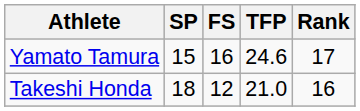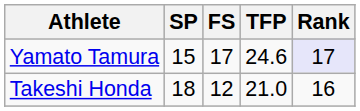(222, 56) 16 -> (222, 56) 17
(323, 56) no background -> (323, 56) lavender background
